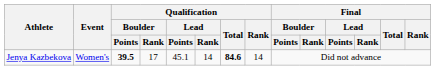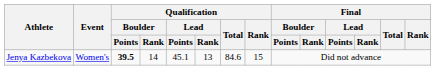(153, 58) 17 -> (153, 58) 14
(208, 58) 14 -> (208, 58) 13
(233, 58) bold -> (233, 58) normal
(258, 58) 14 -> (258, 58) 15
